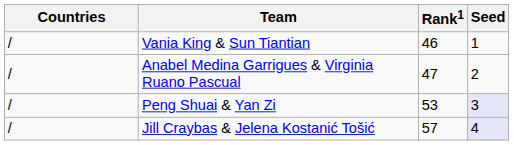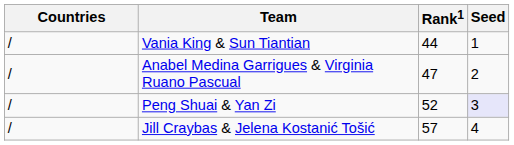(430, 43) 46 -> (430, 43) 44
(430, 105) 53 -> (430, 105) 52
(475, 128) lavender background -> (475, 128) no background
